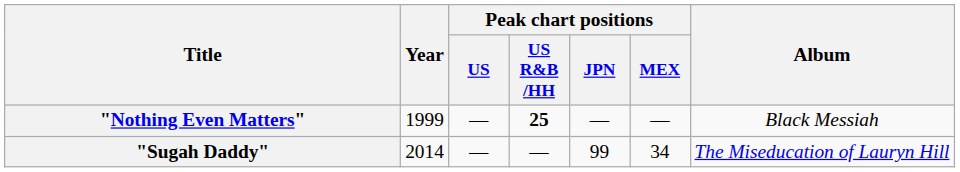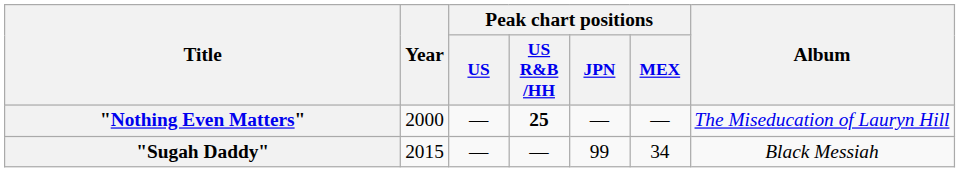(425, 120) 1999 -> (425, 120) 2000
(822, 120) Black Messiah -> (822, 120) The Miseducation of Lauryn Hill
(425, 151) 2014 -> (425, 151) 2015
(822, 151) The Miseducation of Lauryn Hill -> (822, 151) Black Messiah
